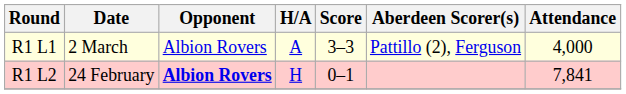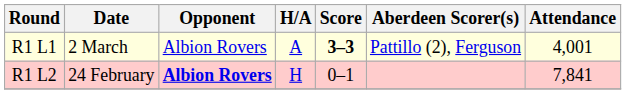(341, 46) normal -> (341, 46) bold
(573, 46) 4,000 -> (573, 46) 4,001
